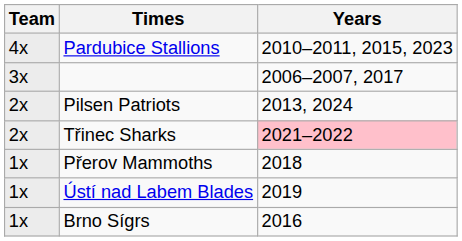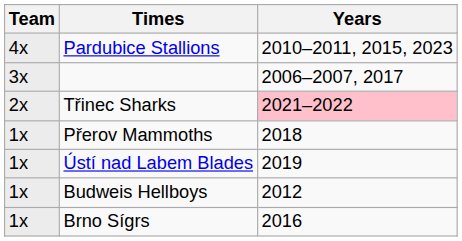- row: (122, 105)
+ row: (135, 192)
